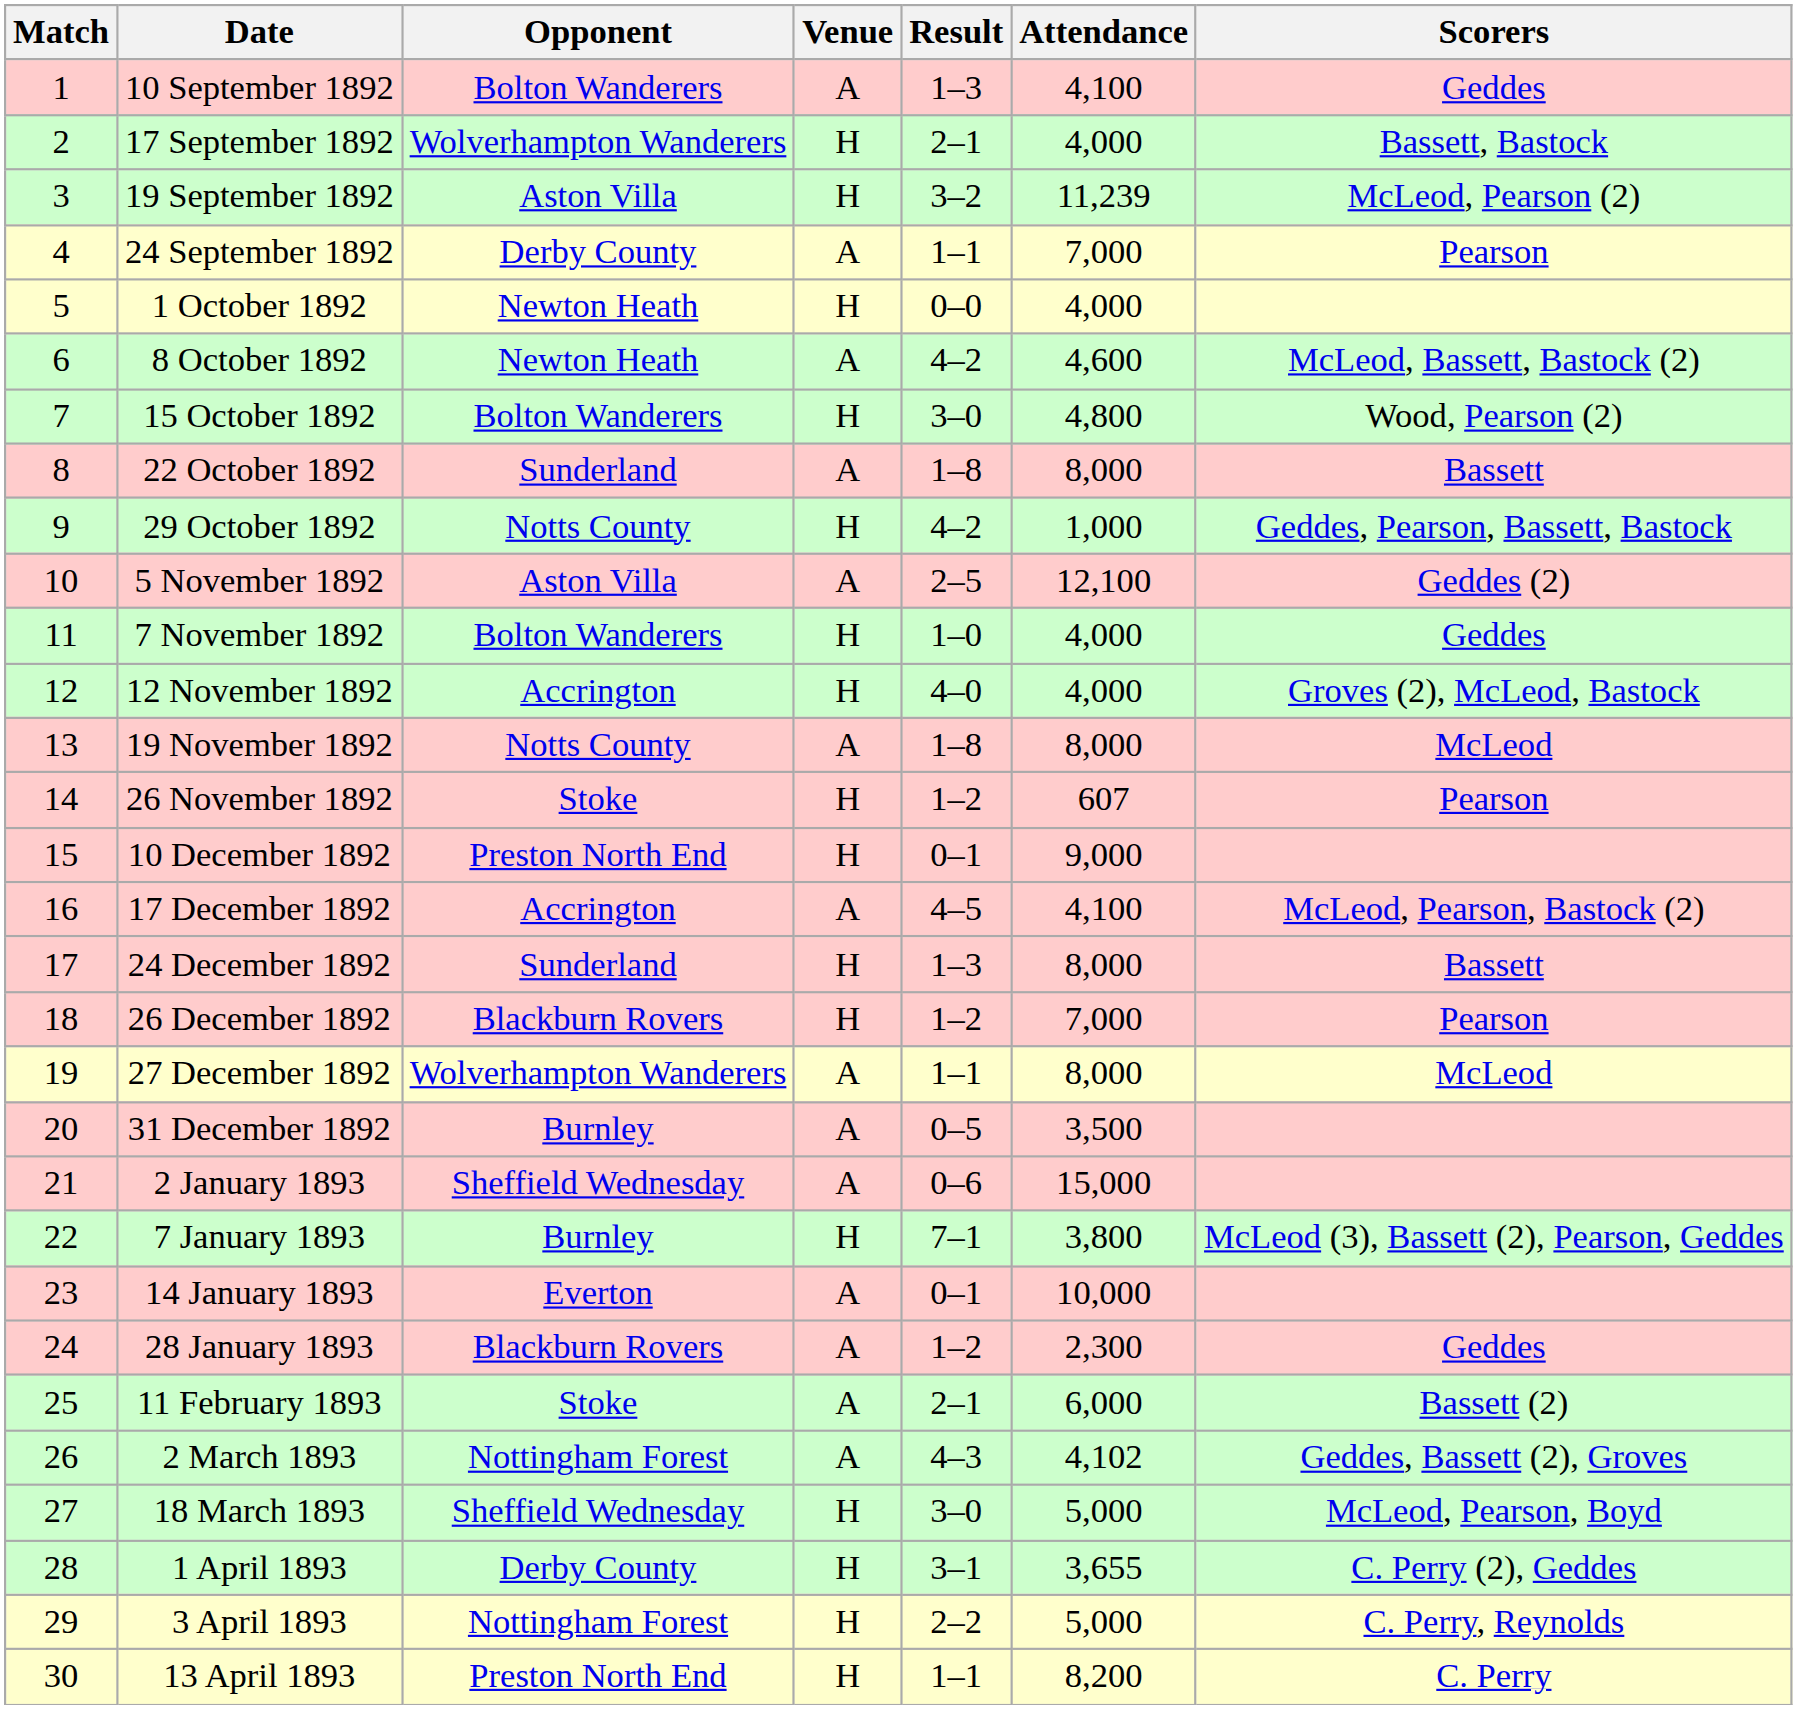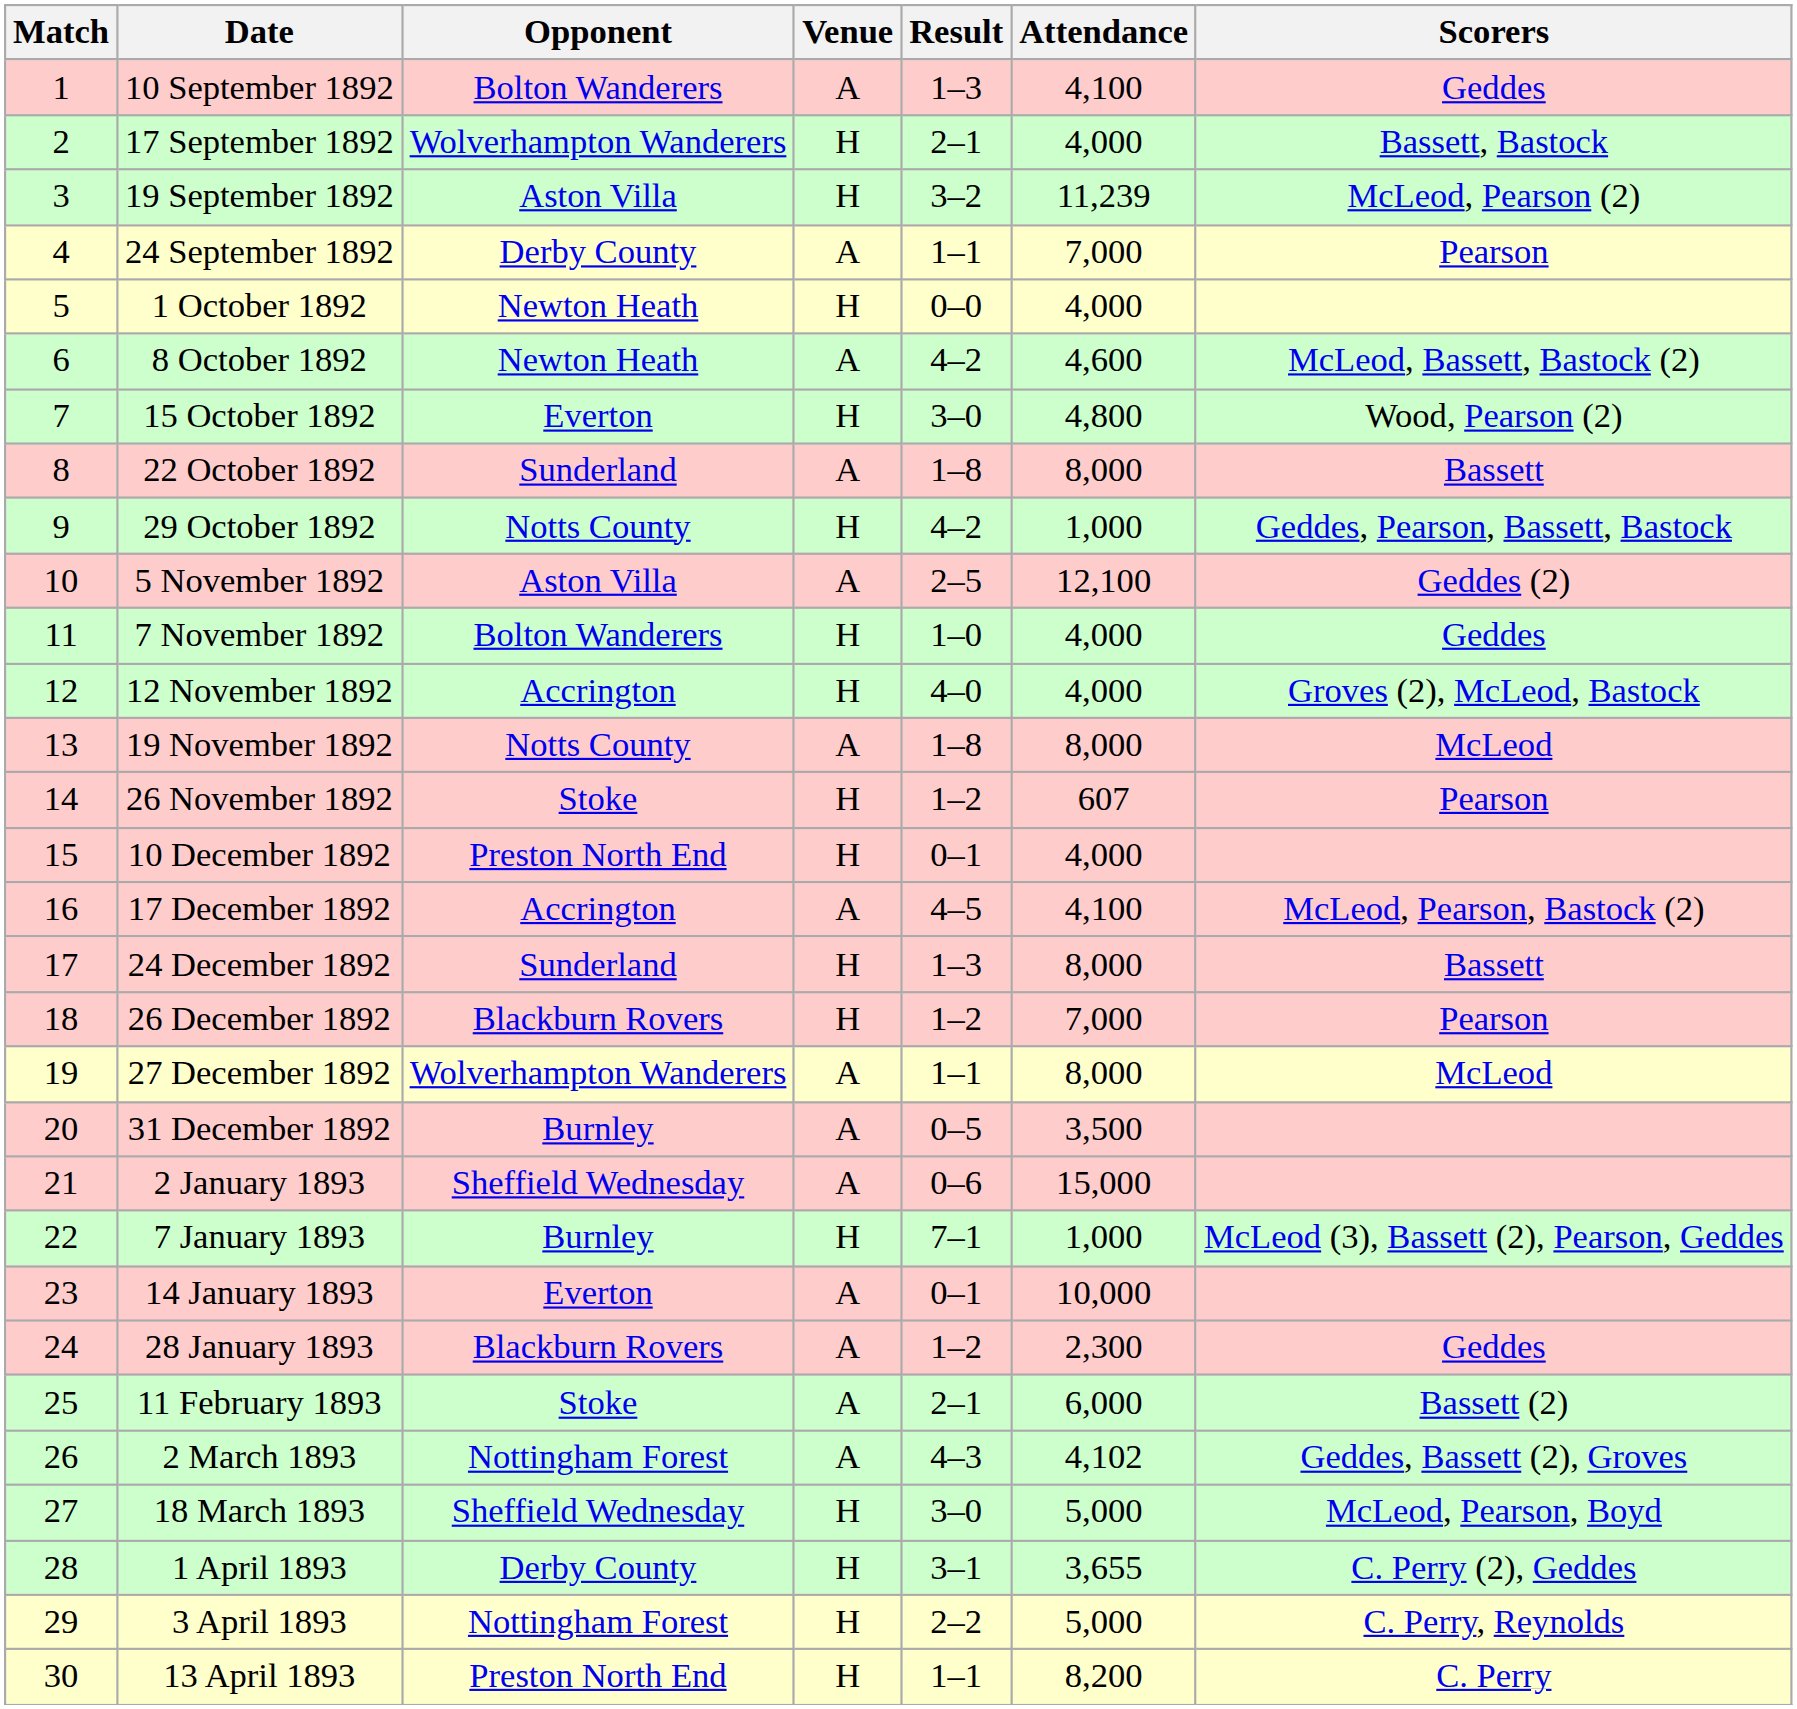(598, 415) Bolton Wanderers -> (598, 415) Everton
(1104, 854) 9,000 -> (1104, 854) 4,000
(1104, 1237) 3,800 -> (1104, 1237) 1,000
